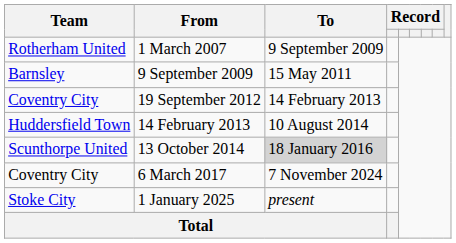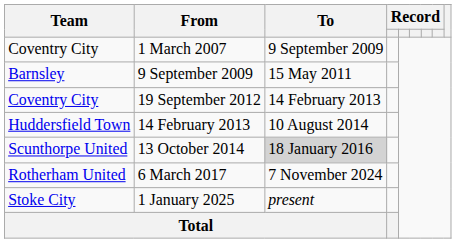(67, 49) Rotherham United -> (53, 49) Coventry City
(53, 175) Coventry City -> (67, 175) Rotherham United
